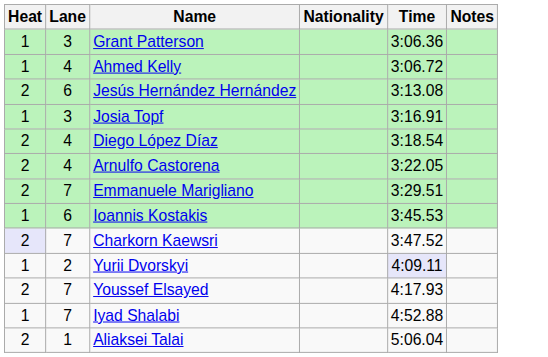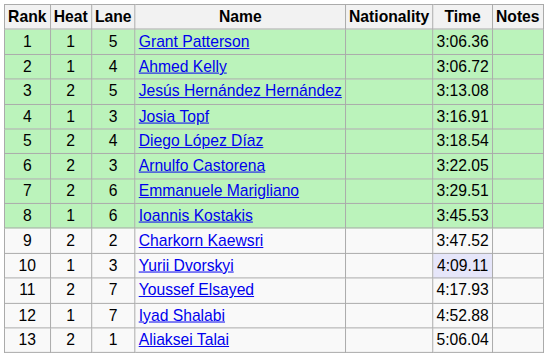+ column: (27, 16)
(68, 41) 3 -> (113, 41) 5
(68, 91) 6 -> (113, 91) 5
(68, 166) 4 -> (113, 166) 3
(68, 191) 7 -> (113, 191) 6
(25, 240) lavender background -> (71, 240) no background
(68, 240) 7 -> (113, 240) 2
(68, 265) 2 -> (113, 265) 3
